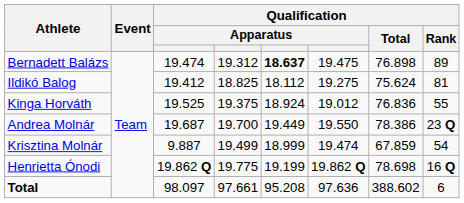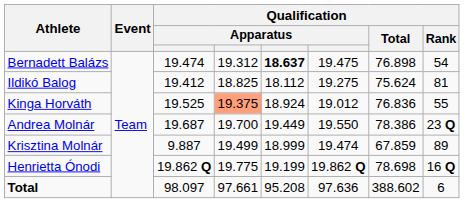(441, 62) 89 -> (441, 62) 54
(238, 104) no background -> (238, 104) lightsalmon background
(441, 146) 54 -> (441, 146) 89
